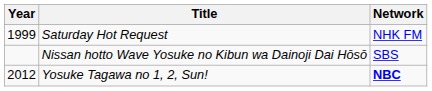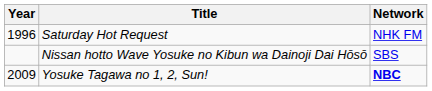(22, 34) 1999 -> (22, 34) 1996
(22, 75) 2012 -> (22, 75) 2009
